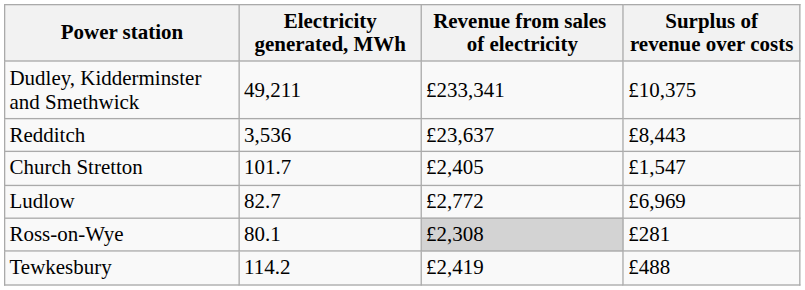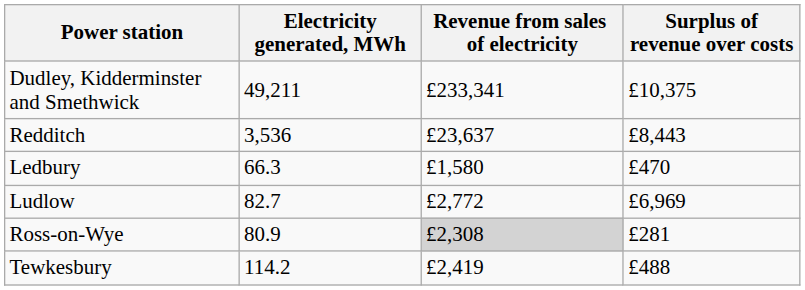- row: (76, 168)
+ row: (45, 168)
(262, 234) 80.1 -> (262, 234) 80.9
